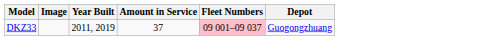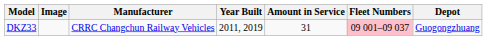+ column: (143, 12)
(158, 27) 37 -> (306, 27) 31
